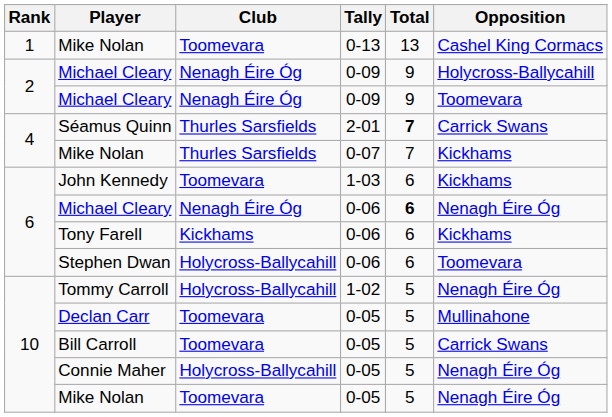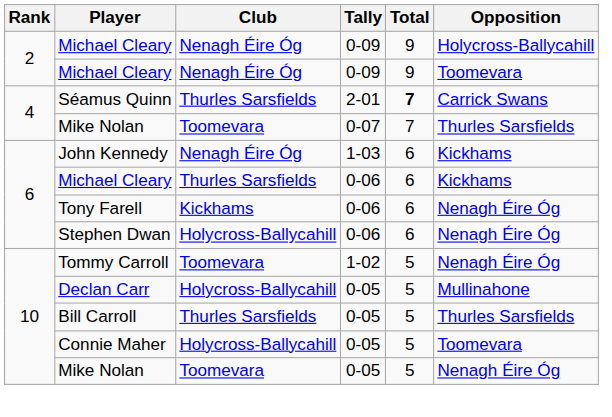- row: (101, 45)
(248, 153) Thurles Sarsfields -> (222, 126) Toomevara
(475, 153) Kickhams -> (506, 126) Thurles Sarsfields
(222, 180) Toomevara -> (241, 153) Nenagh Éire Óg
(241, 208) Nenagh Éire Óg -> (248, 180) Thurles Sarsfields
(410, 208) bold -> (410, 180) normal
(499, 208) Nenagh Éire Óg -> (475, 180) Kickhams
(475, 235) Kickhams -> (499, 208) Nenagh Éire Óg
(480, 262) Toomevara -> (499, 235) Nenagh Éire Óg
(258, 289) Holycross-Ballycahill -> (222, 262) Toomevara
(222, 316) Toomevara -> (258, 289) Holycross-Ballycahill
(222, 343) Toomevara -> (248, 316) Thurles Sarsfields
(493, 343) Carrick Swans -> (506, 316) Thurles Sarsfields
(499, 371) Nenagh Éire Óg -> (480, 343) Toomevara
